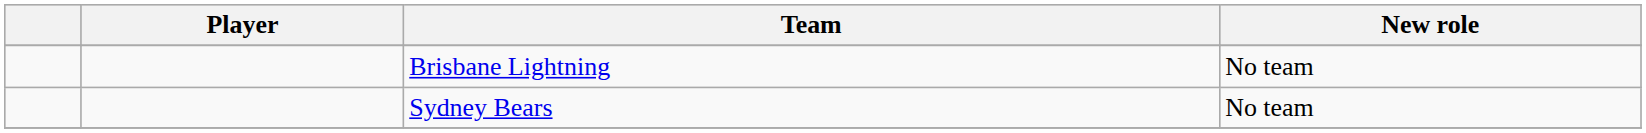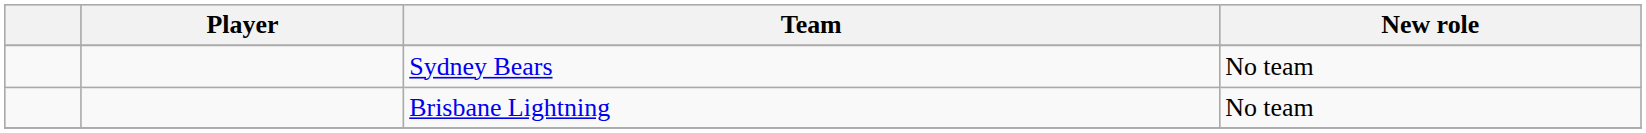rows swapped: (510, 66) <-> (481, 107)
